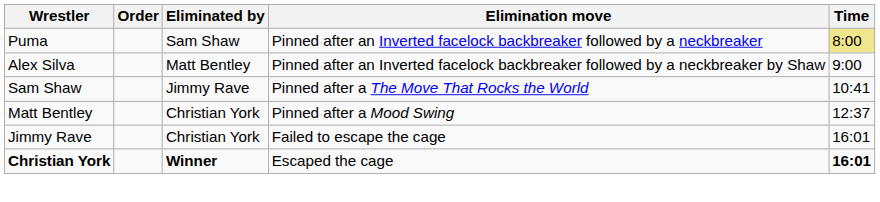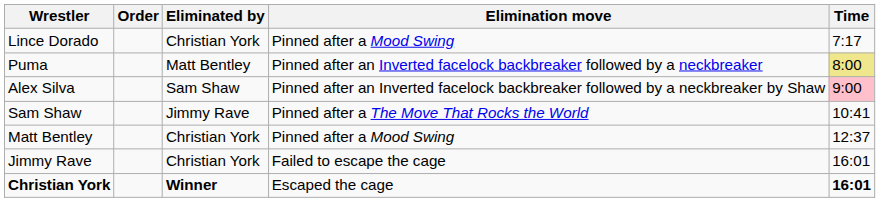+ row: (53, 40)
(203, 40) Sam Shaw -> (208, 64) Matt Bentley
(208, 64) Matt Bentley -> (203, 88) Sam Shaw
(847, 64) no background -> (847, 88) pink background
